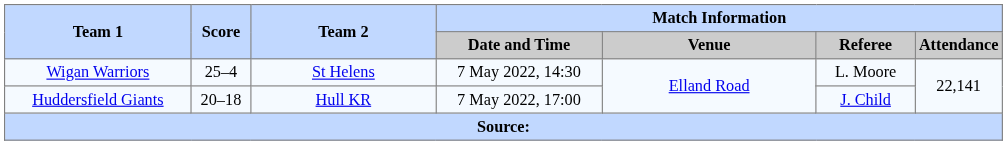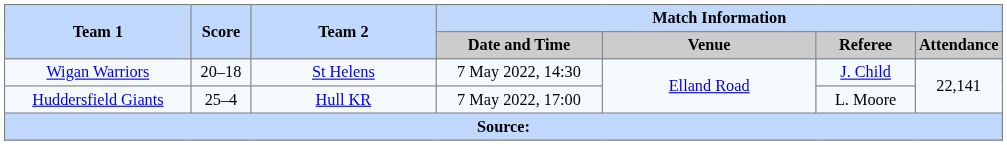(221, 72) 25–4 -> (221, 72) 20–18
(866, 72) L. Moore -> (866, 72) J. Child
(221, 99) 20–18 -> (221, 99) 25–4
(866, 99) J. Child -> (866, 99) L. Moore
